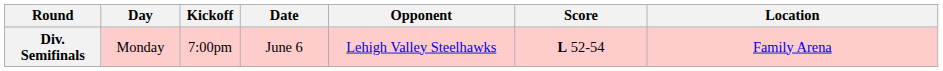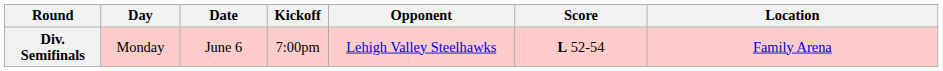columns swapped: (284, 15) <-> (210, 15)
